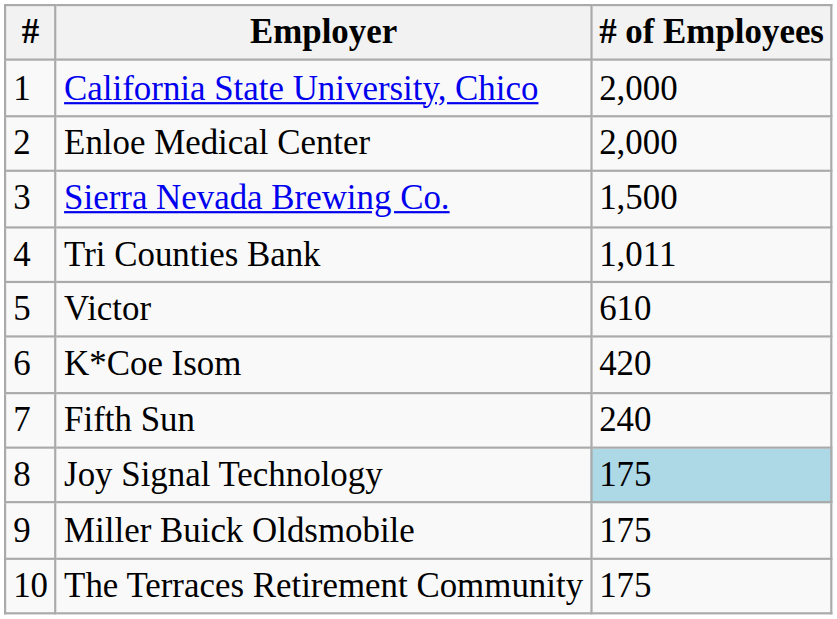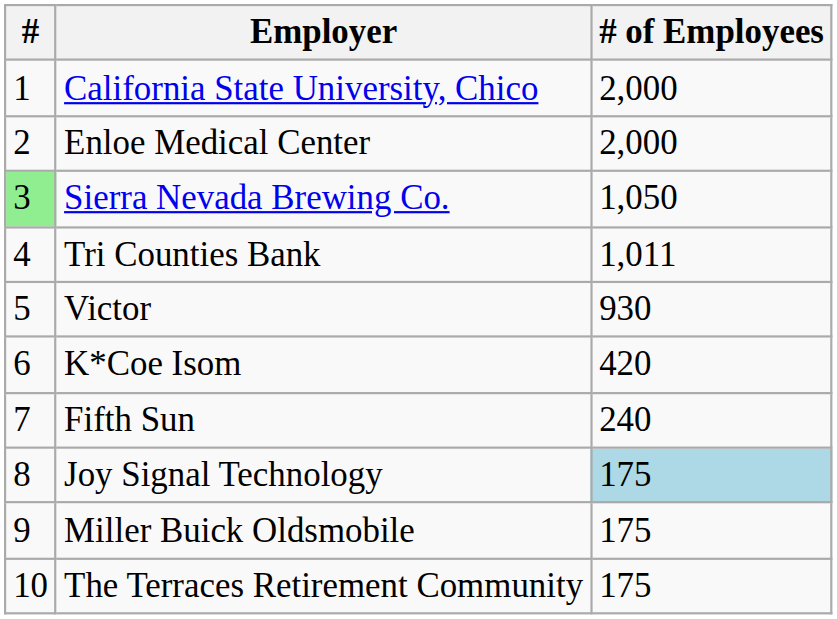(22, 198) no background -> (22, 198) lightgreen background
(638, 198) 1,500 -> (638, 198) 1,050
(625, 308) 610 -> (625, 308) 930
